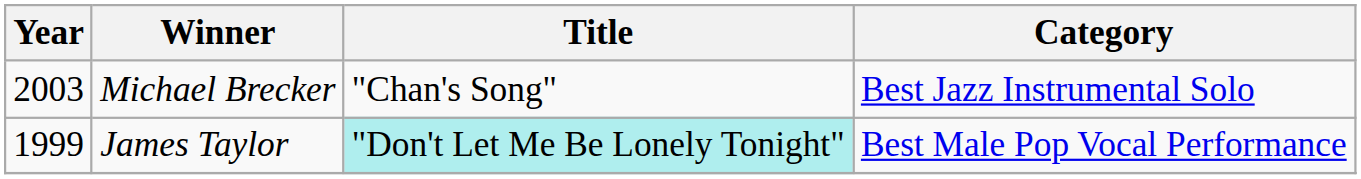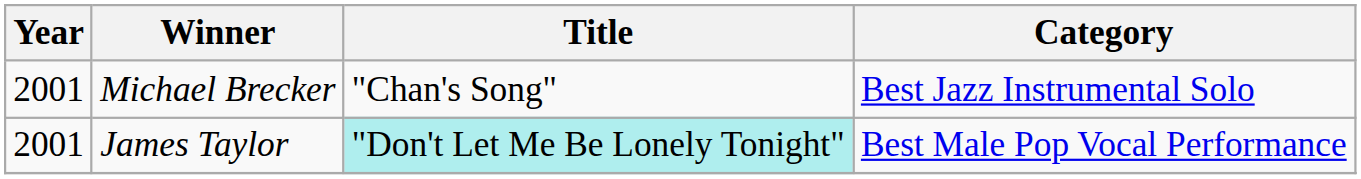(49, 88) 2003 -> (49, 88) 2001
(49, 144) 1999 -> (49, 144) 2001
